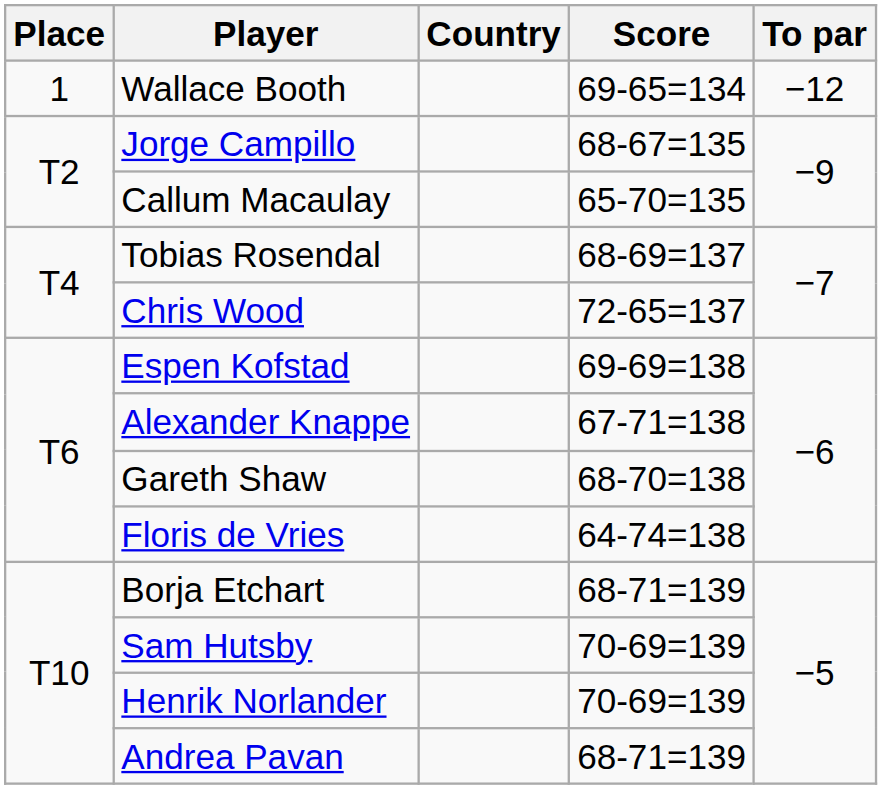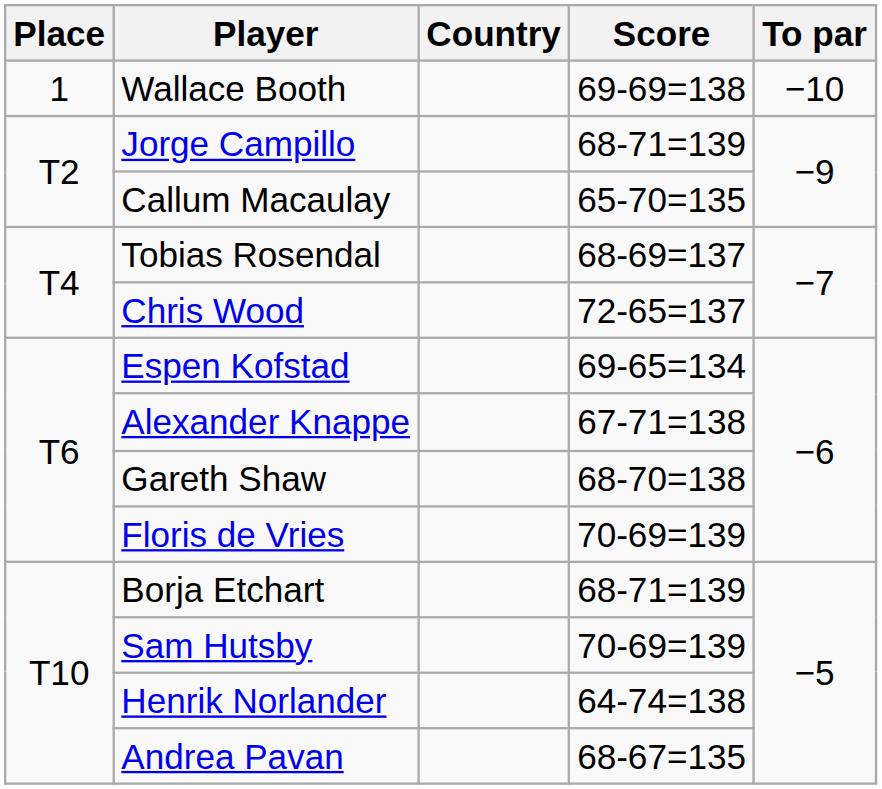(662, 89) 69-65=134 -> (662, 89) 69-69=138
(815, 89) −12 -> (815, 89) −10
(662, 144) 68-67=135 -> (662, 144) 68-71=139
(662, 367) 69-69=138 -> (662, 367) 69-65=134
(662, 533) 64-74=138 -> (662, 533) 70-69=139
(662, 700) 70-69=139 -> (662, 700) 64-74=138
(662, 756) 68-71=139 -> (662, 756) 68-67=135
